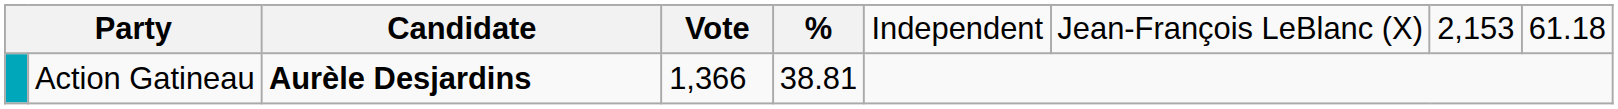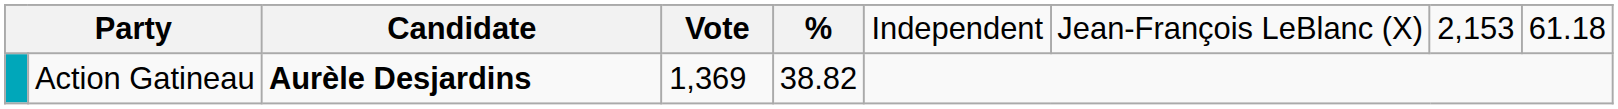(708, 77) 1,366 -> (708, 77) 1,369
(819, 77) 38.81 -> (819, 77) 38.82
